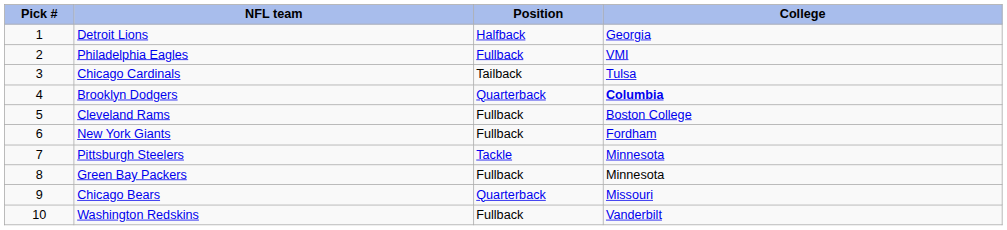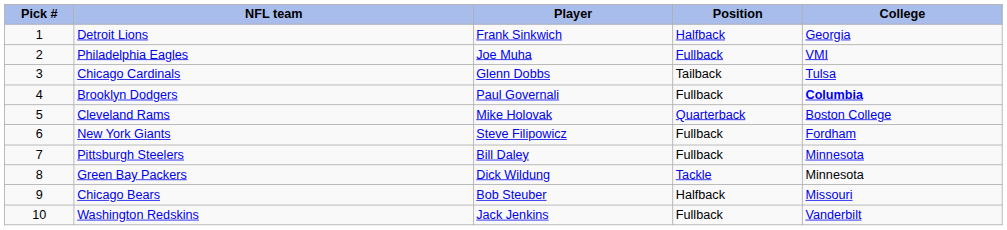+ column: (573, 14)
(511, 94) Quarterback -> (699, 94) Fullback
(500, 114) Fullback -> (711, 114) Quarterback
(494, 154) Tackle -> (699, 154) Fullback
(500, 174) Fullback -> (694, 174) Tackle
(511, 194) Quarterback -> (700, 194) Halfback
